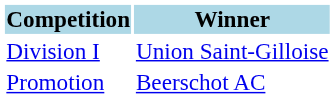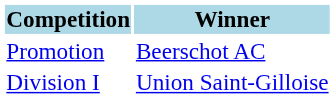rows swapped: (53, 51) <-> (55, 82)
